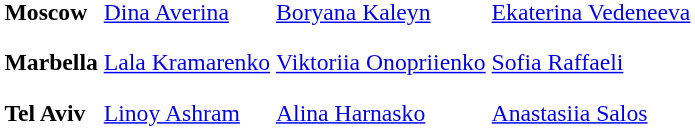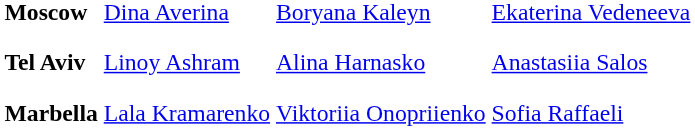rows swapped: (45, 113) <-> (51, 62)
